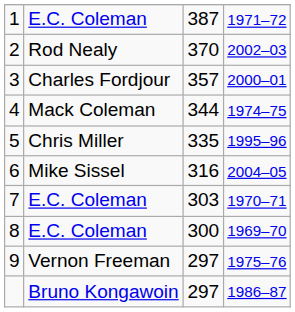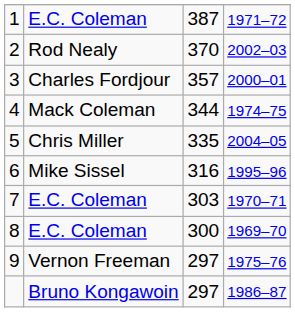(257, 140) 1995–96 -> (257, 140) 2004–05
(257, 171) 2004–05 -> (257, 171) 1995–96
